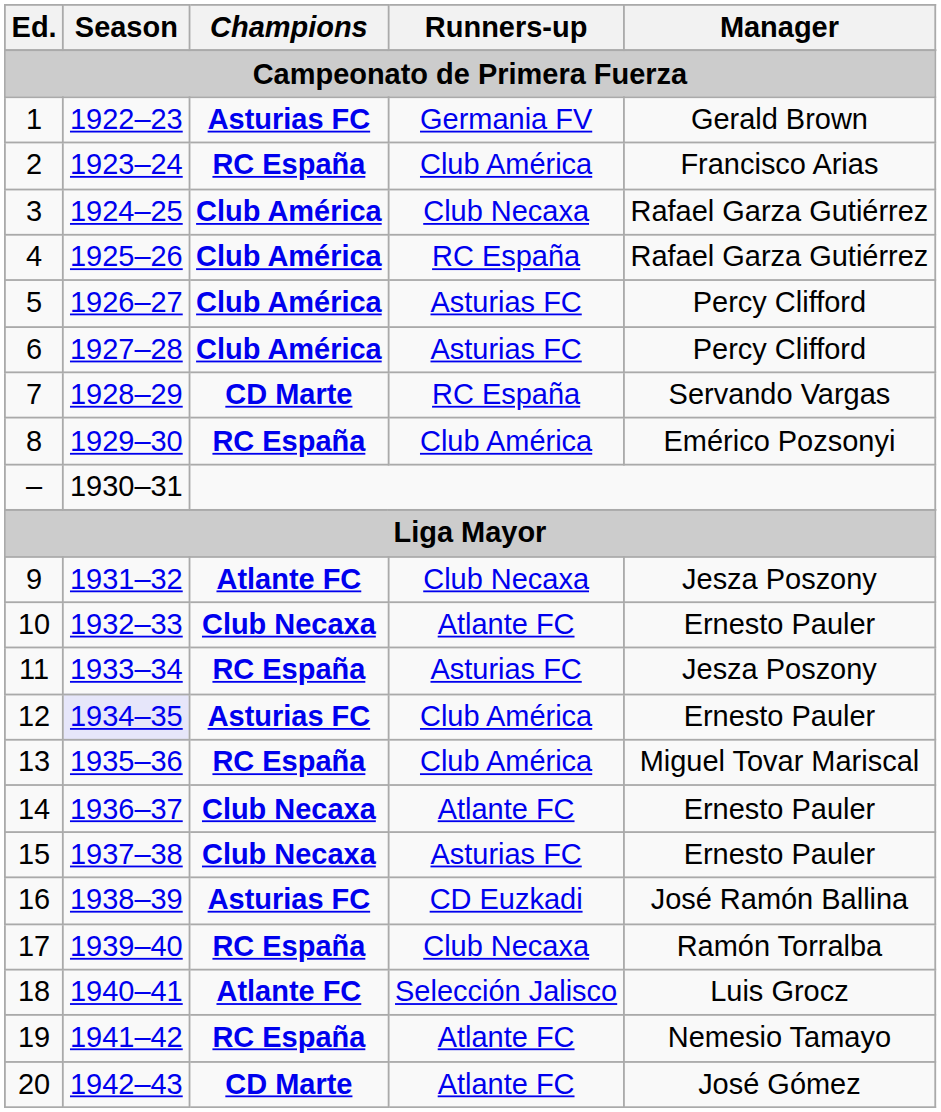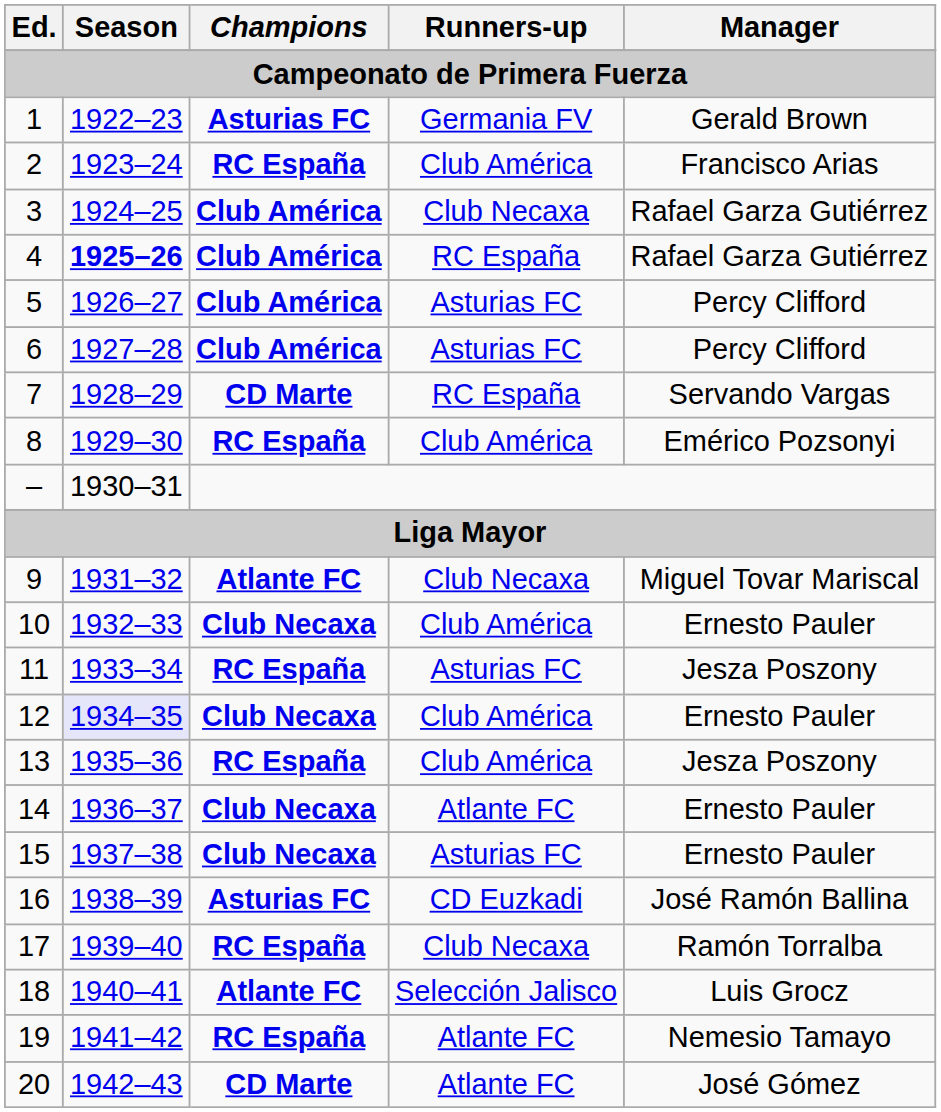(126, 257) normal -> (126, 257) bold
(779, 578) Jesza Poszony -> (779, 578) Miguel Tovar Mariscal
(506, 624) Atlante FC -> (506, 624) Club América
(289, 716) Asturias FC -> (289, 716) Club Necaxa
(779, 762) Miguel Tovar Mariscal -> (779, 762) Jesza Poszony
